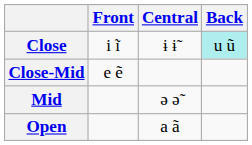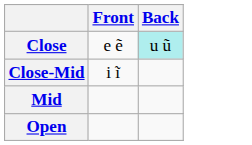- column: (170, 18)
(113, 45) i ĩ -> (113, 45) e ẽ
(113, 72) e ẽ -> (113, 72) i ĩ
